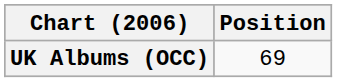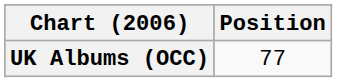(273, 59) 69 -> (273, 59) 77
